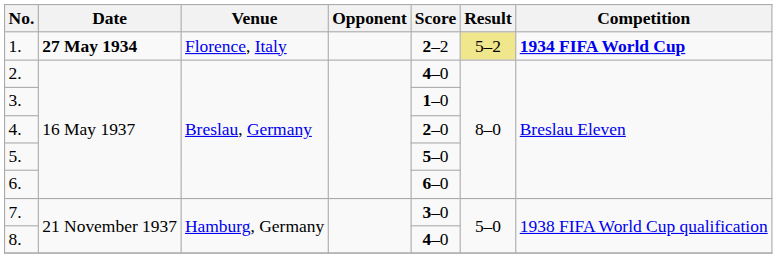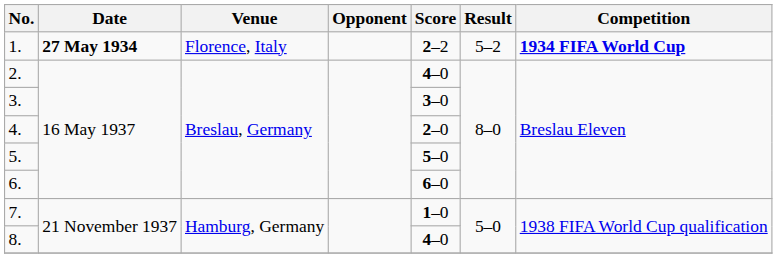(488, 45) khaki background -> (488, 45) no background
(436, 101) 1–0 -> (436, 101) 3–0
(436, 211) 3–0 -> (436, 211) 1–0
